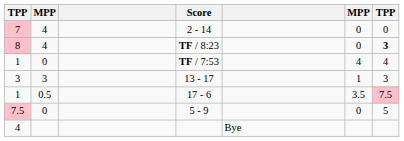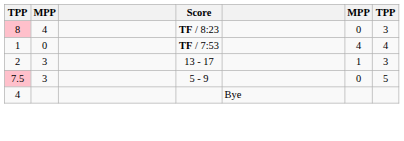- row: (199, 29)
(386, 45) bold -> (386, 29) normal
(18, 78) 3 -> (18, 62) 2
- row: (199, 95)
(45, 111) 0 -> (45, 78) 3
